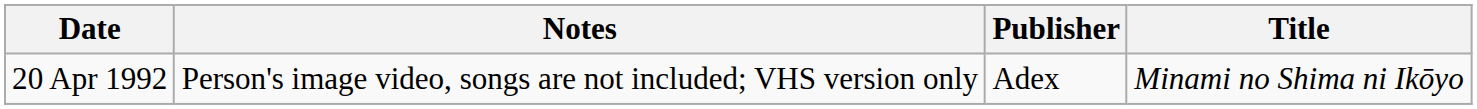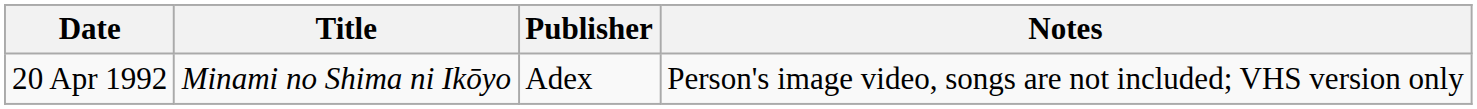columns swapped: (1299, 29) <-> (580, 29)
